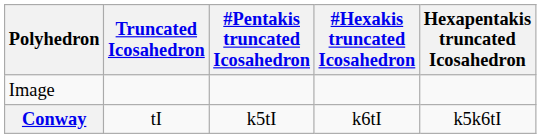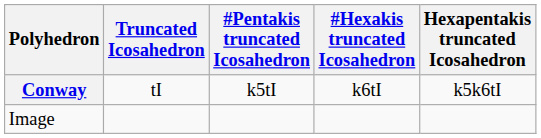rows swapped: (32, 89) <-> (54, 118)
